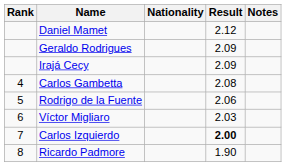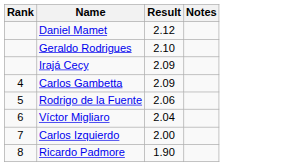- column: (175, 13)
(226, 48) 2.09 -> (164, 48) 2.10
(226, 83) 2.08 -> (164, 83) 2.09
(226, 118) 2.03 -> (164, 118) 2.04
(226, 135) bold -> (164, 135) normal
